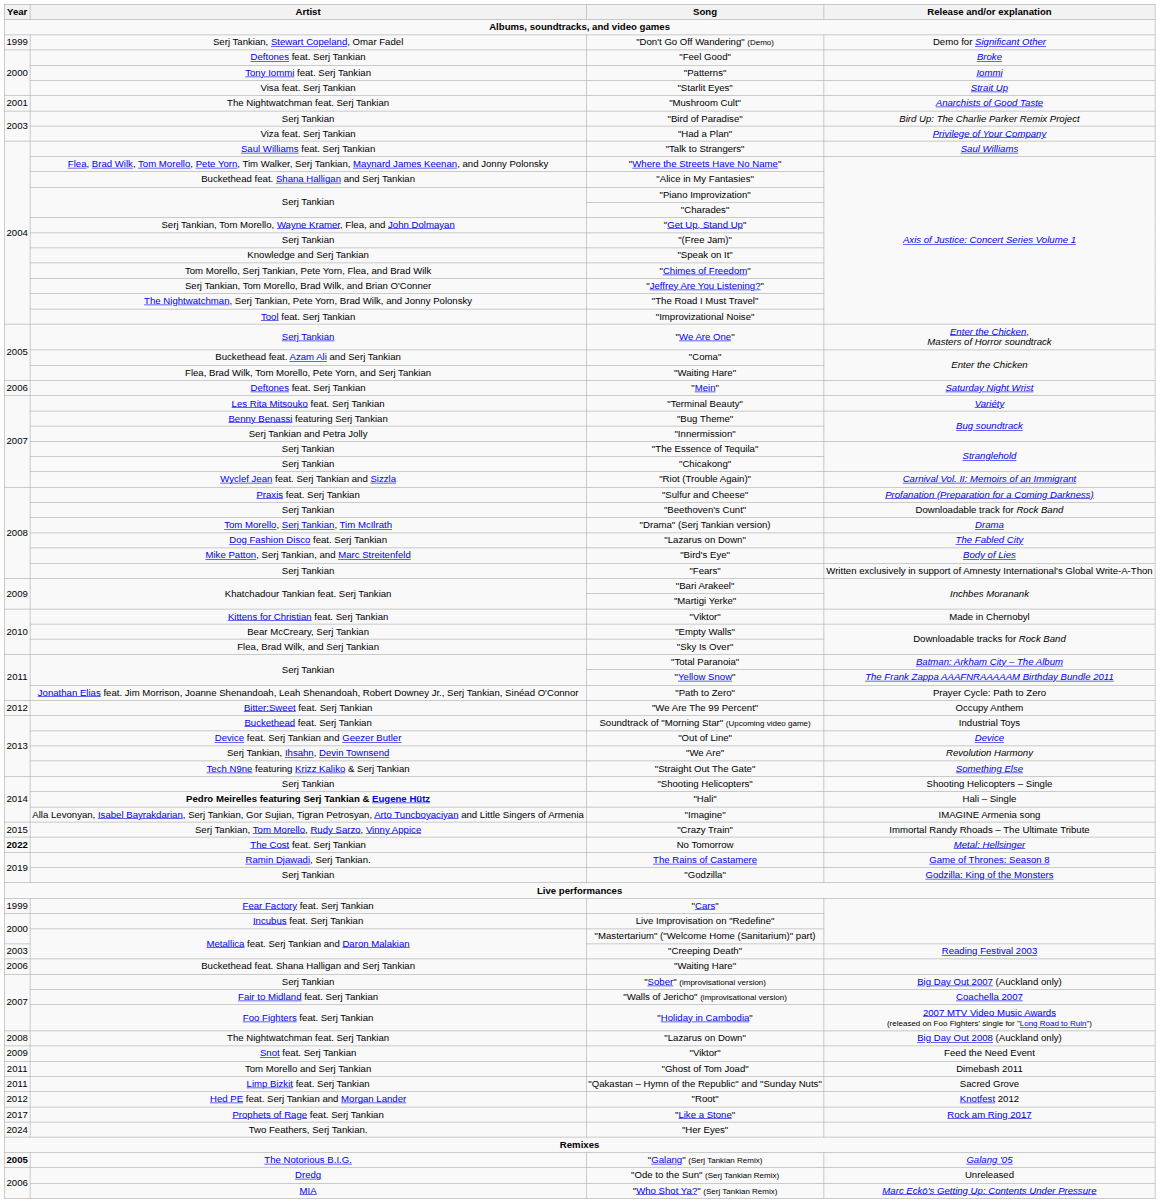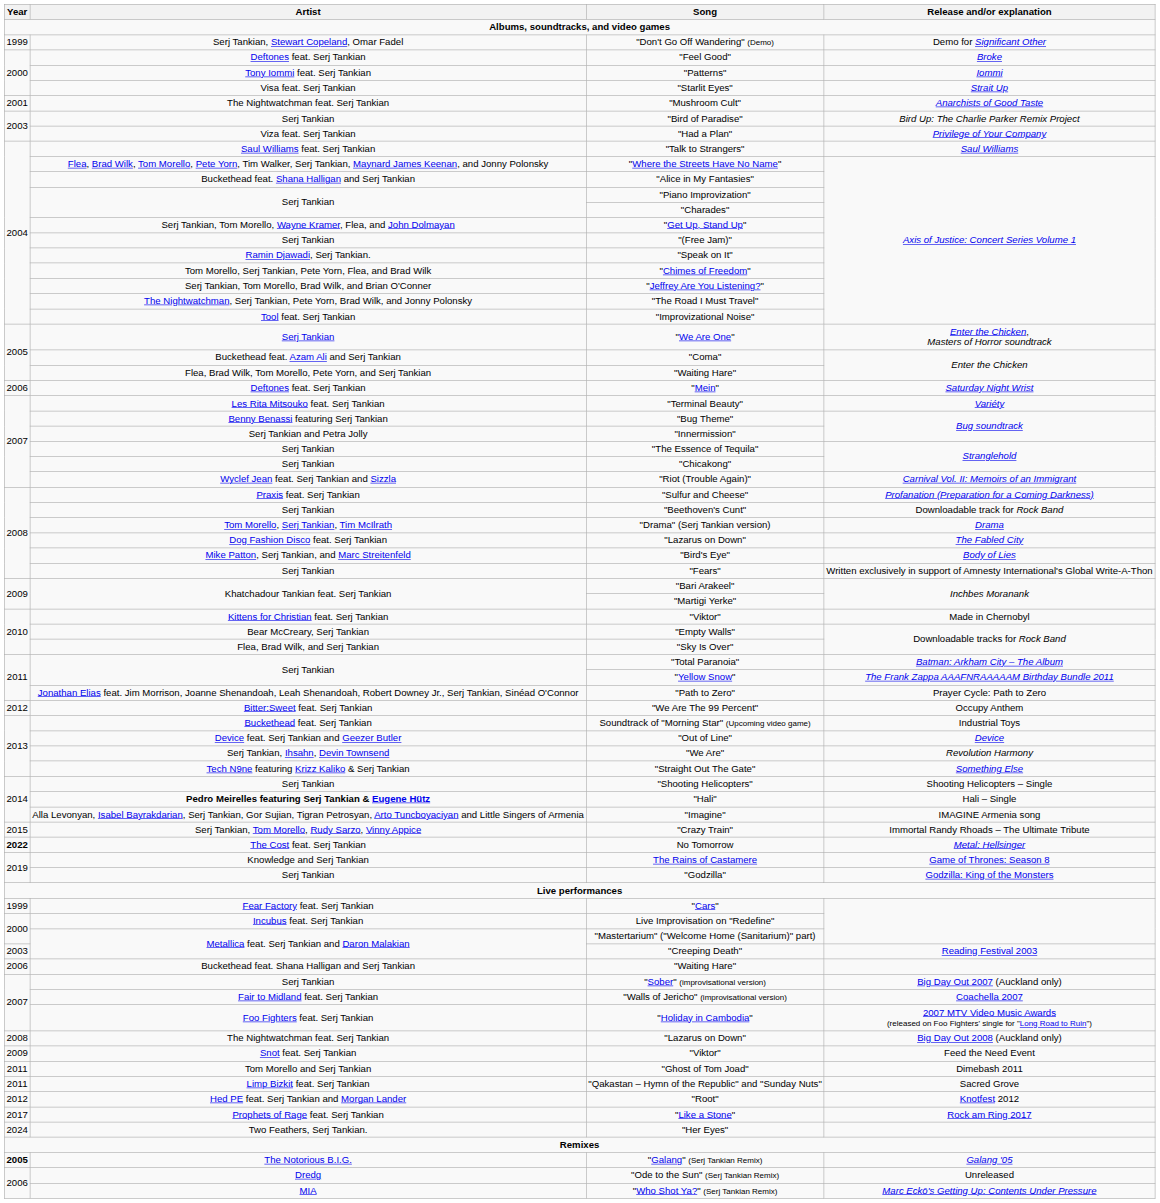(308, 255) Knowledge and Serj Tankian -> (308, 255) Ramin Djawadi, Serj Tankian.
(308, 860) Ramin Djawadi, Serj Tankian. -> (308, 860) Knowledge and Serj Tankian
